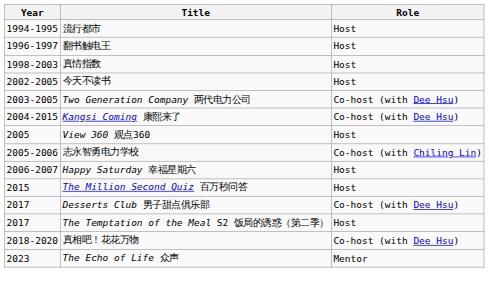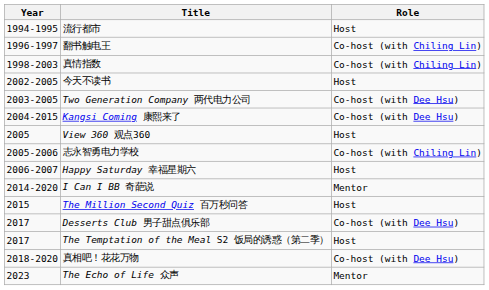(345, 46) Host -> (408, 46) Co-host (with Chiling Lin)
(345, 64) Host -> (408, 64) Co-host (with Chiling Lin)
+ row: (108, 187)
